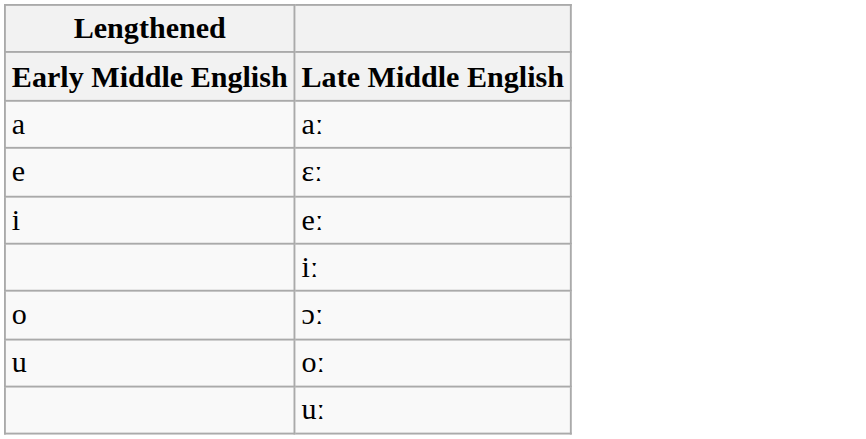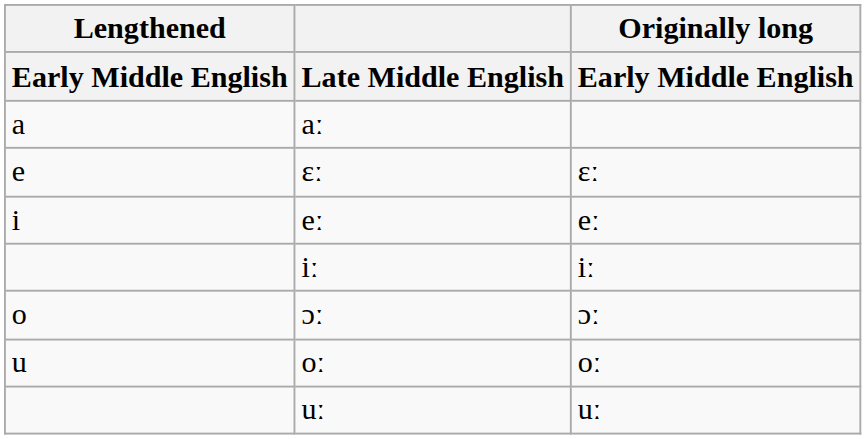+ column: (716, 76)
